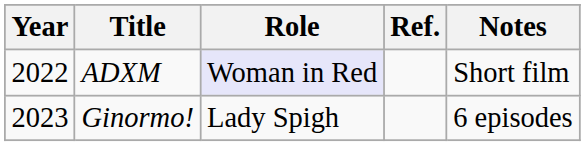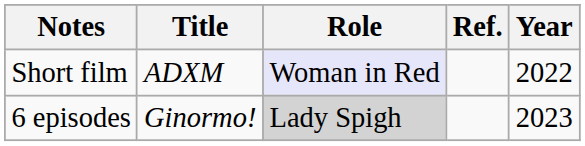columns swapped: (40, 27) <-> (513, 27)
(273, 117) no background -> (336, 117) lightgrey background
